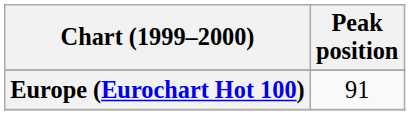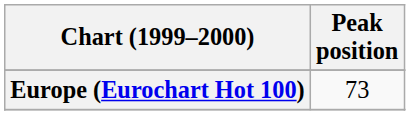(357, 89) 91 -> (357, 89) 73
